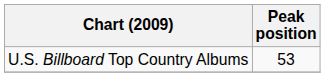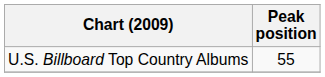(286, 59) 53 -> (286, 59) 55
